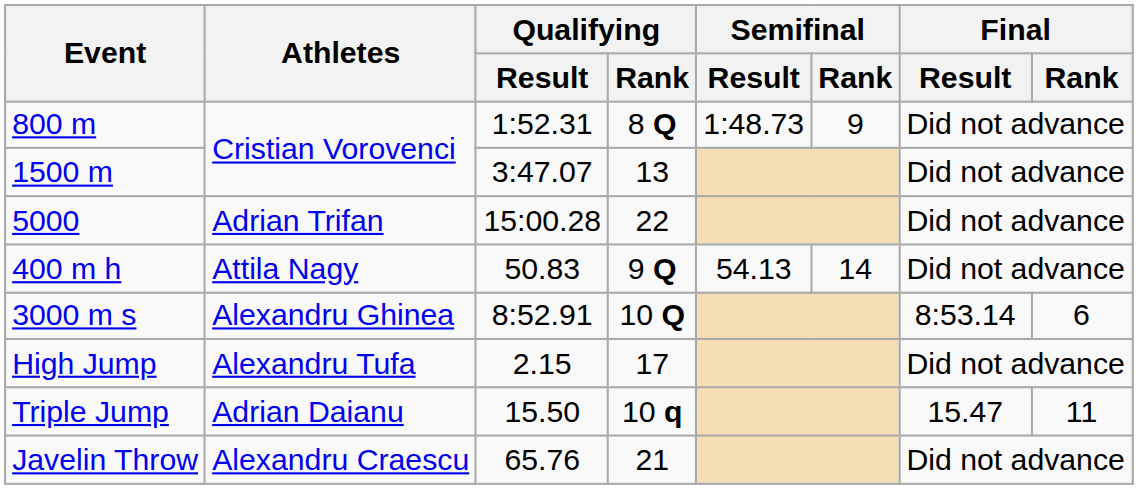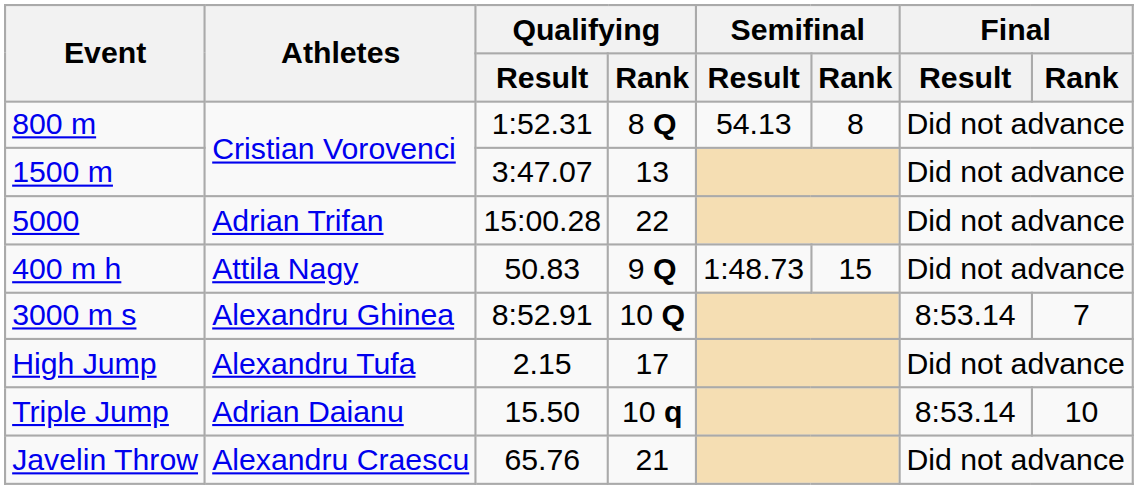(754, 125) 1:48.73 -> (754, 125) 54.13
(855, 125) 9 -> (855, 125) 8
(754, 268) 54.13 -> (754, 268) 1:48.73
(855, 268) 14 -> (855, 268) 15
(1082, 316) 6 -> (1082, 316) 7
(965, 412) 15.47 -> (965, 412) 8:53.14
(1082, 412) 11 -> (1082, 412) 10
